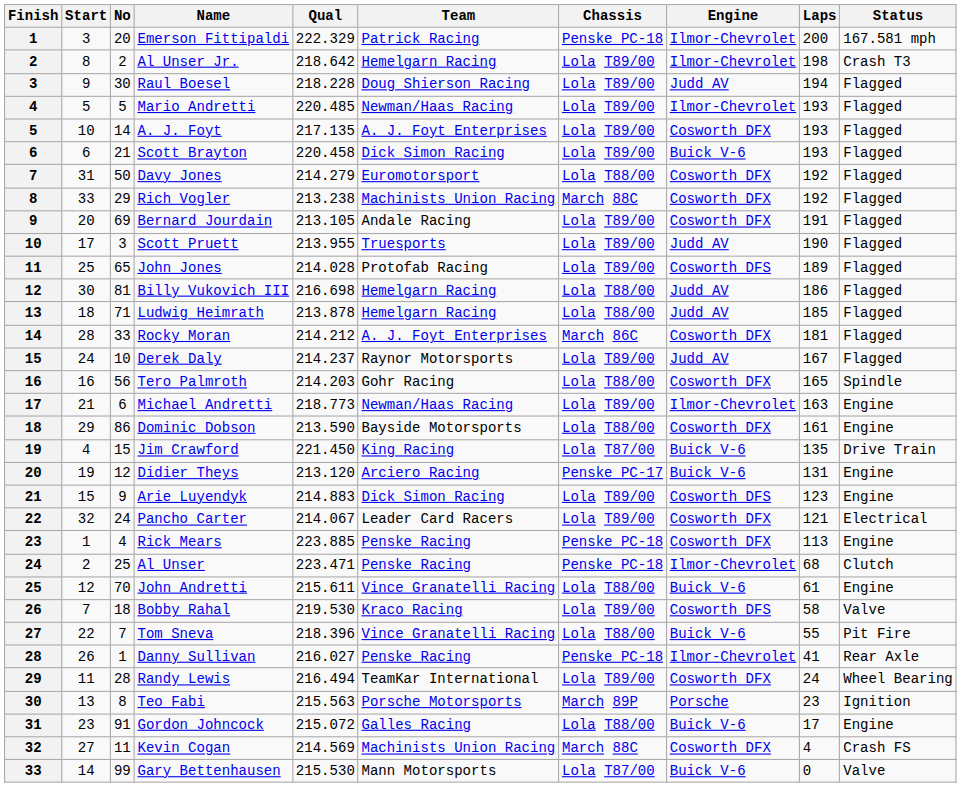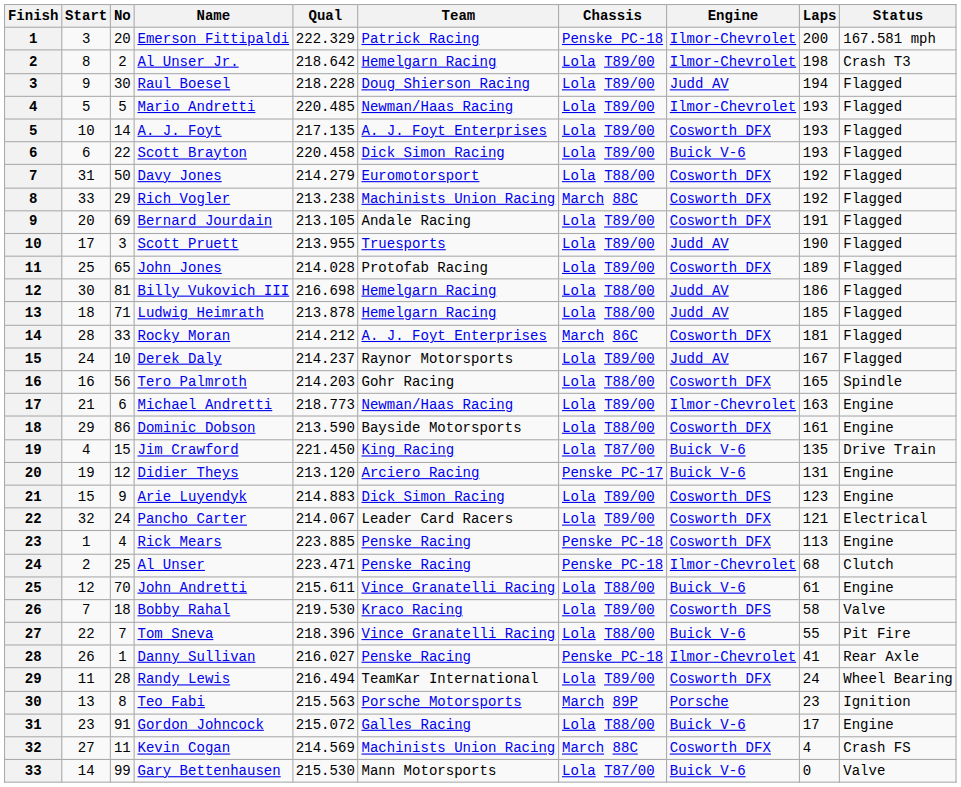(122, 153) 21 -> (122, 153) 22
(720, 268) Cosworth DFS -> (720, 268) Cosworth DFX
